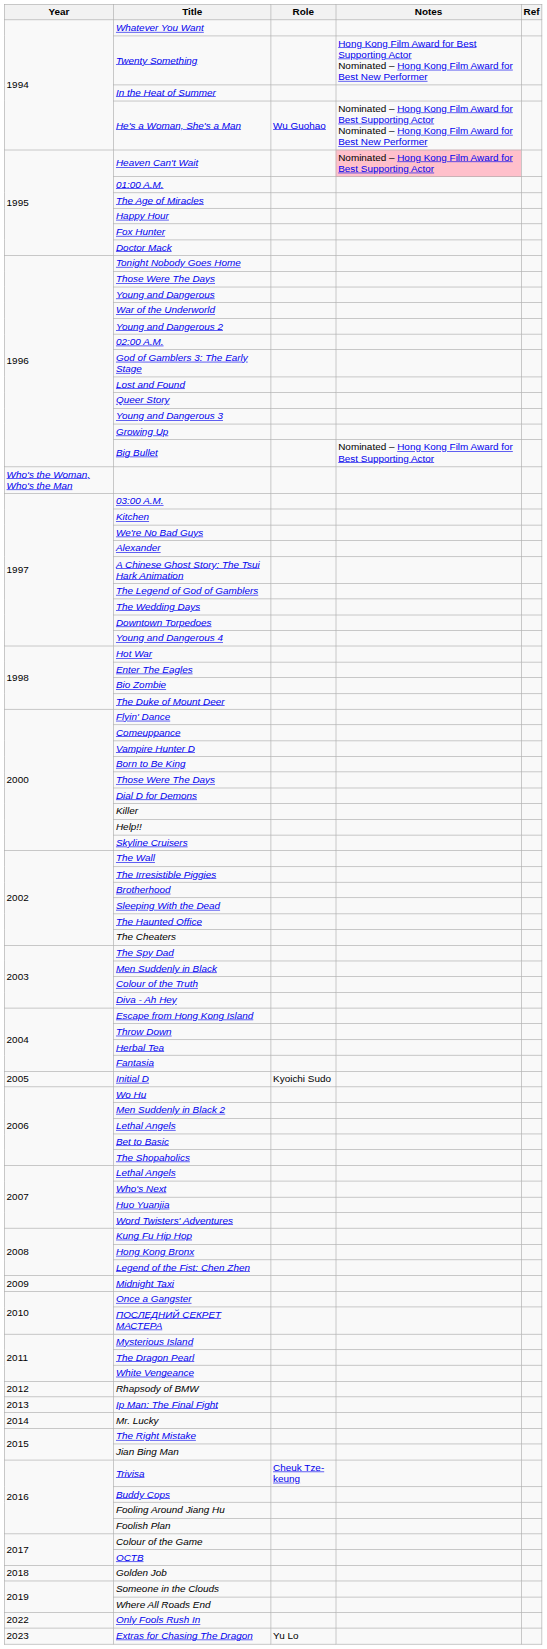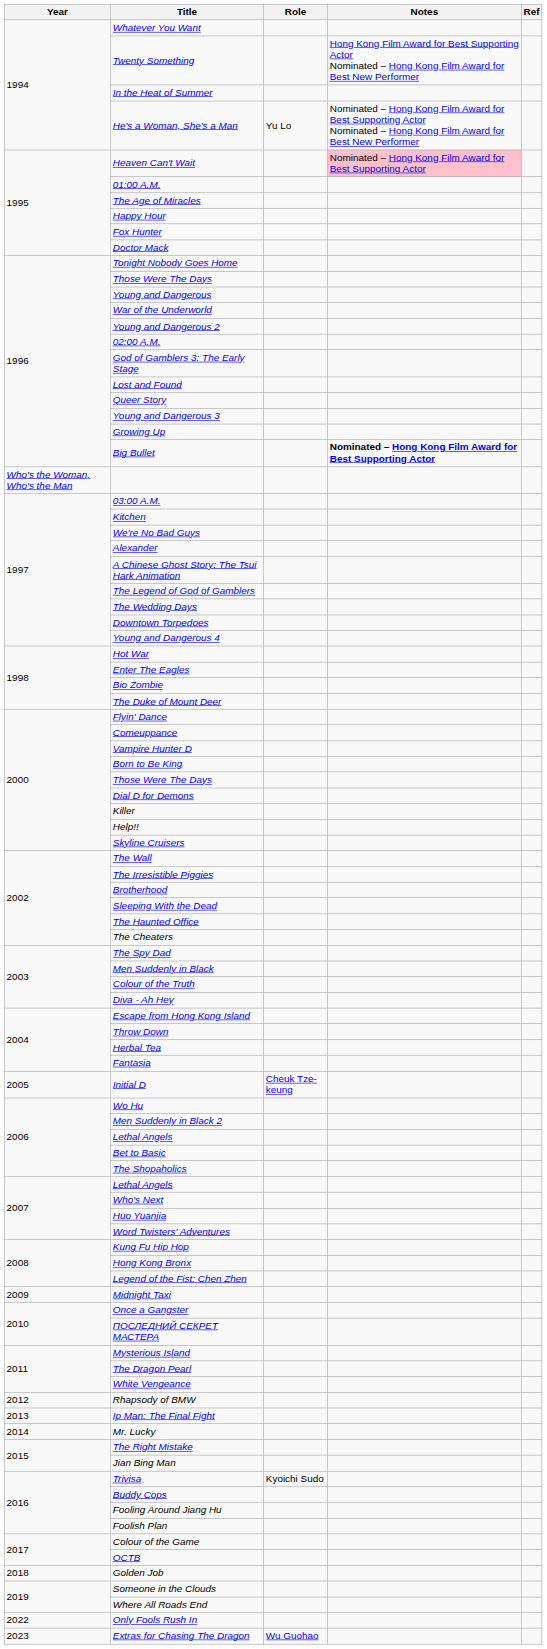(299, 125) Wu Guohao -> (279, 125) Yu Lo
(426, 453) normal -> (423, 453) bold
(302, 1079) Kyoichi Sudo -> (291, 1084) Cheuk Tze-keung
(299, 1473) Cheuk Tze-keung -> (295, 1478) Kyoichi Sudo
(286, 1636) Yu Lo -> (292, 1636) Wu Guohao
